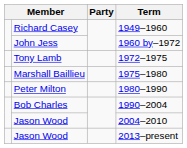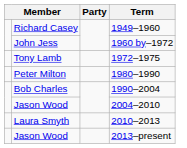- row: (143, 74)
+ row: (136, 120)
